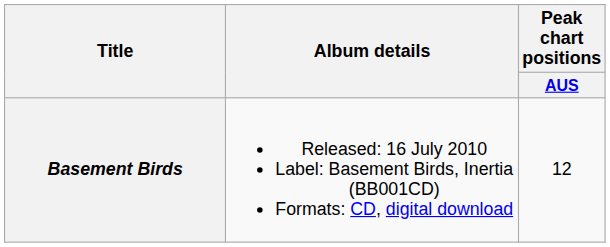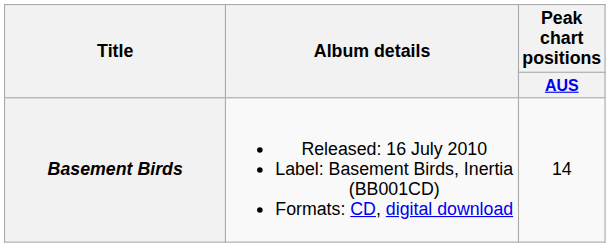(562, 169) 12 -> (562, 169) 14
